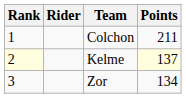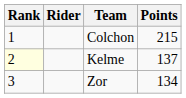(168, 37) 211 -> (167, 37) 215
(167, 59) lightyellow background -> (167, 59) no background
